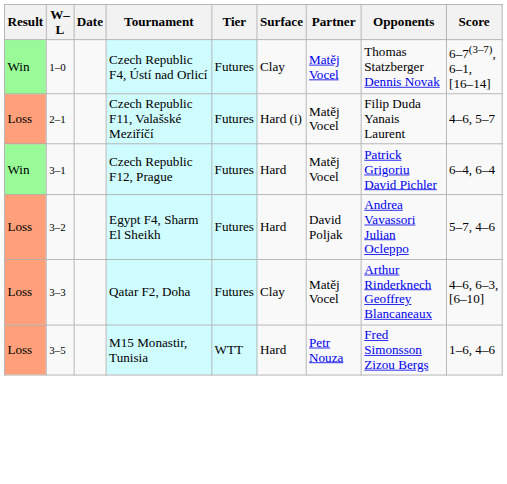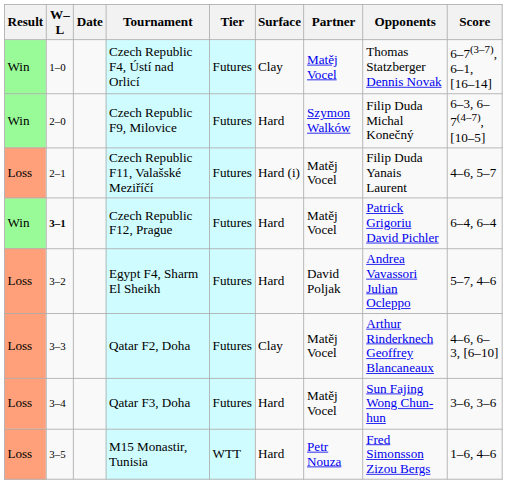+ row: (151, 120)
(57, 170) normal -> (57, 223) bold
+ row: (150, 403)
